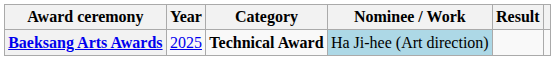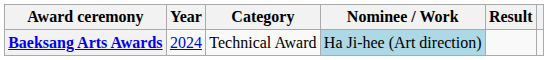(186, 42) 2025 -> (186, 42) 2024
(266, 42) bold -> (263, 42) normal
